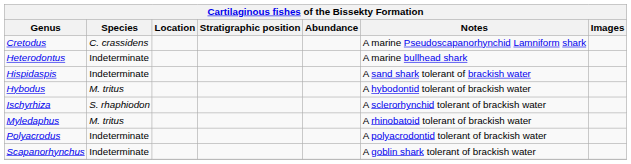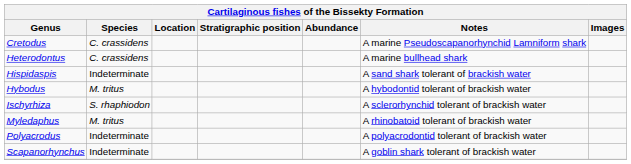(119, 58) Indeterminate -> (119, 58) C. crassidens
